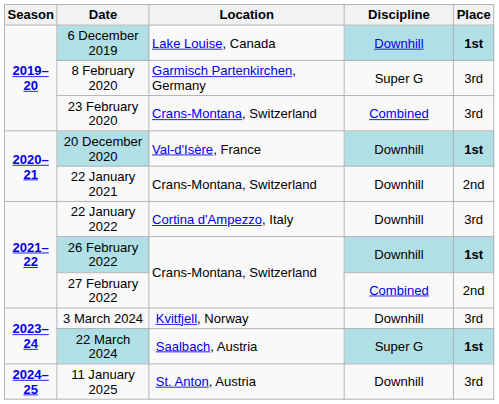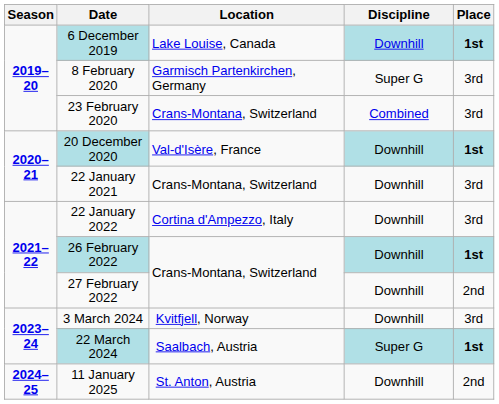(474, 184) 2nd -> (474, 184) 3rd
(399, 290) Combined -> (399, 290) Downhill
(474, 381) 3rd -> (474, 381) 2nd
